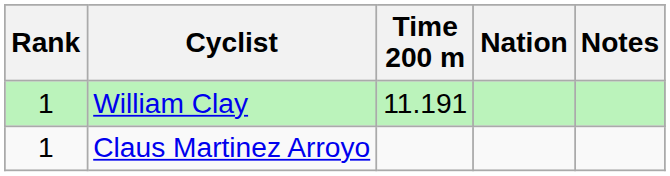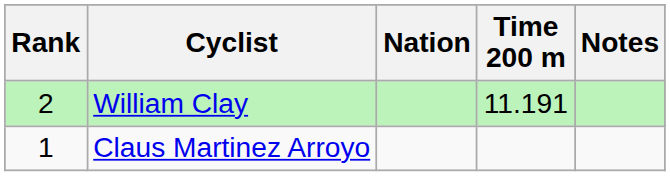columns swapped: (524, 42) <-> (425, 42)
(46, 103) 1 -> (46, 103) 2
